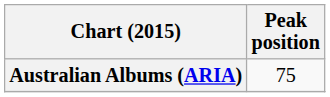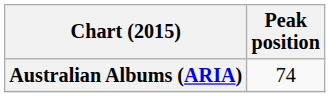(286, 75) 75 -> (286, 75) 74
